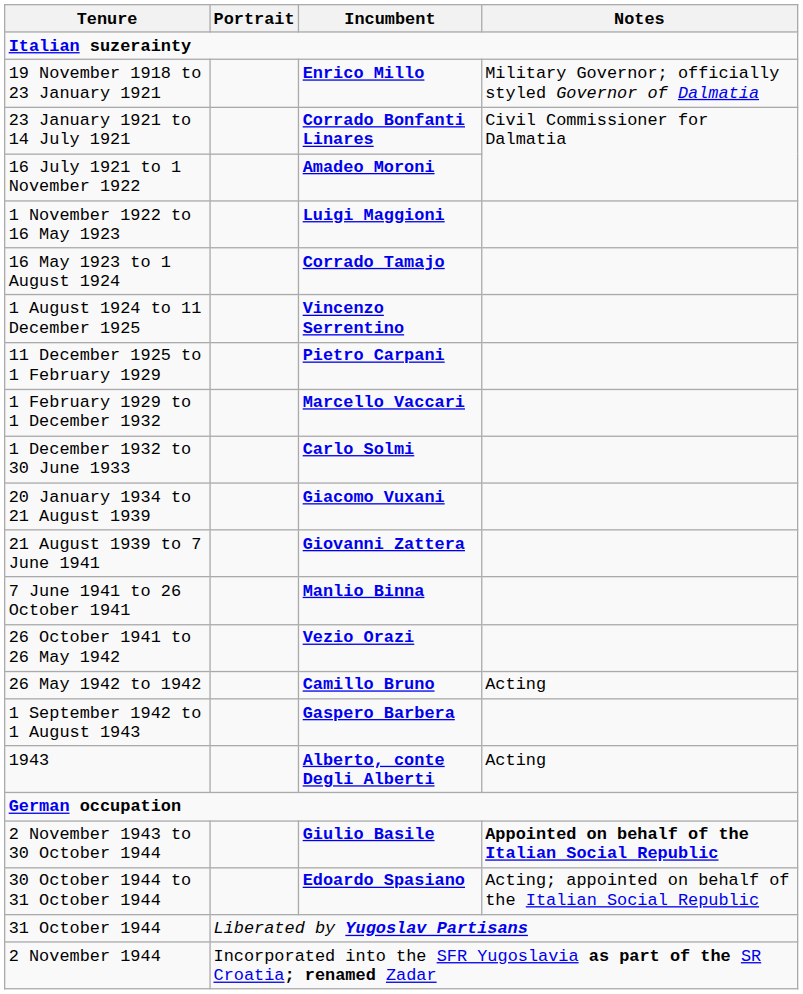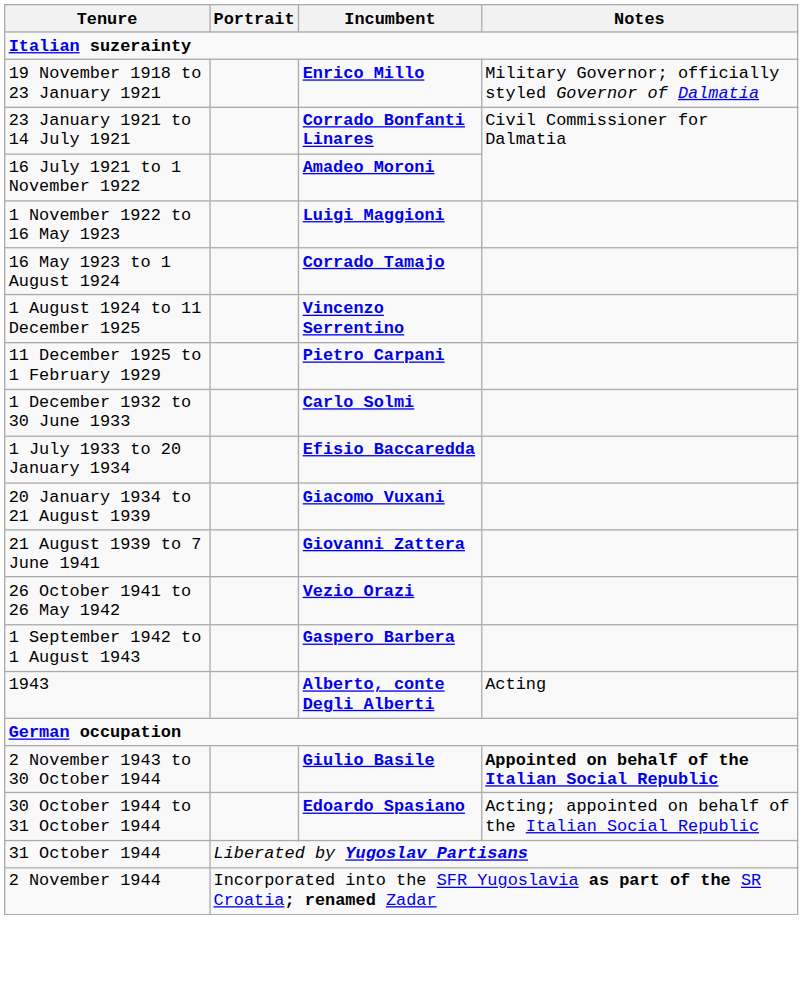- row: (100, 413)
+ row: (95, 460)
- row: (95, 601)
- row: (105, 685)
